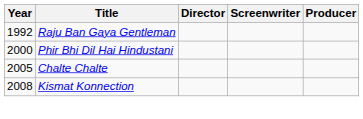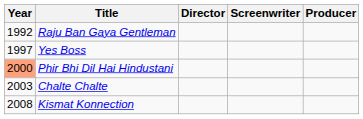+ row: (62, 50)
(20, 50) no background -> (20, 68) lightsalmon background
(20, 68) 2005 -> (20, 86) 2003
